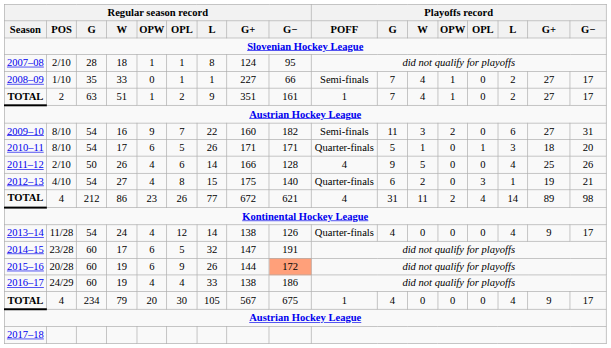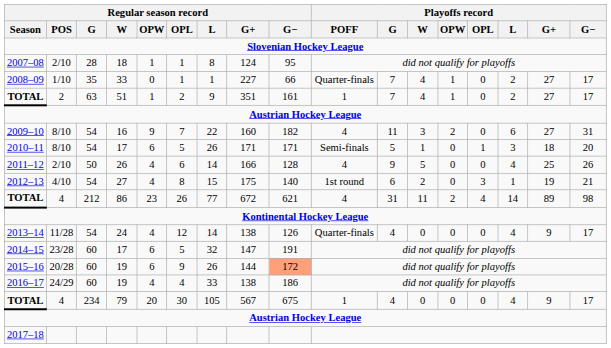(344, 79) Semi-finals -> (344, 79) Quarter-finals
(344, 131) Semi-finals -> (344, 131) 4
(344, 148) Quarter-finals -> (344, 148) Semi-finals
(344, 181) Quarter-finals -> (344, 181) 1st round
